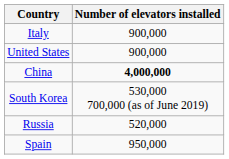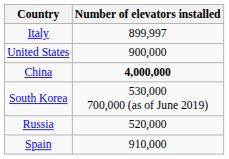(148, 33) 900,000 -> (148, 33) 899,997
(148, 144) 950,000 -> (148, 144) 910,000
